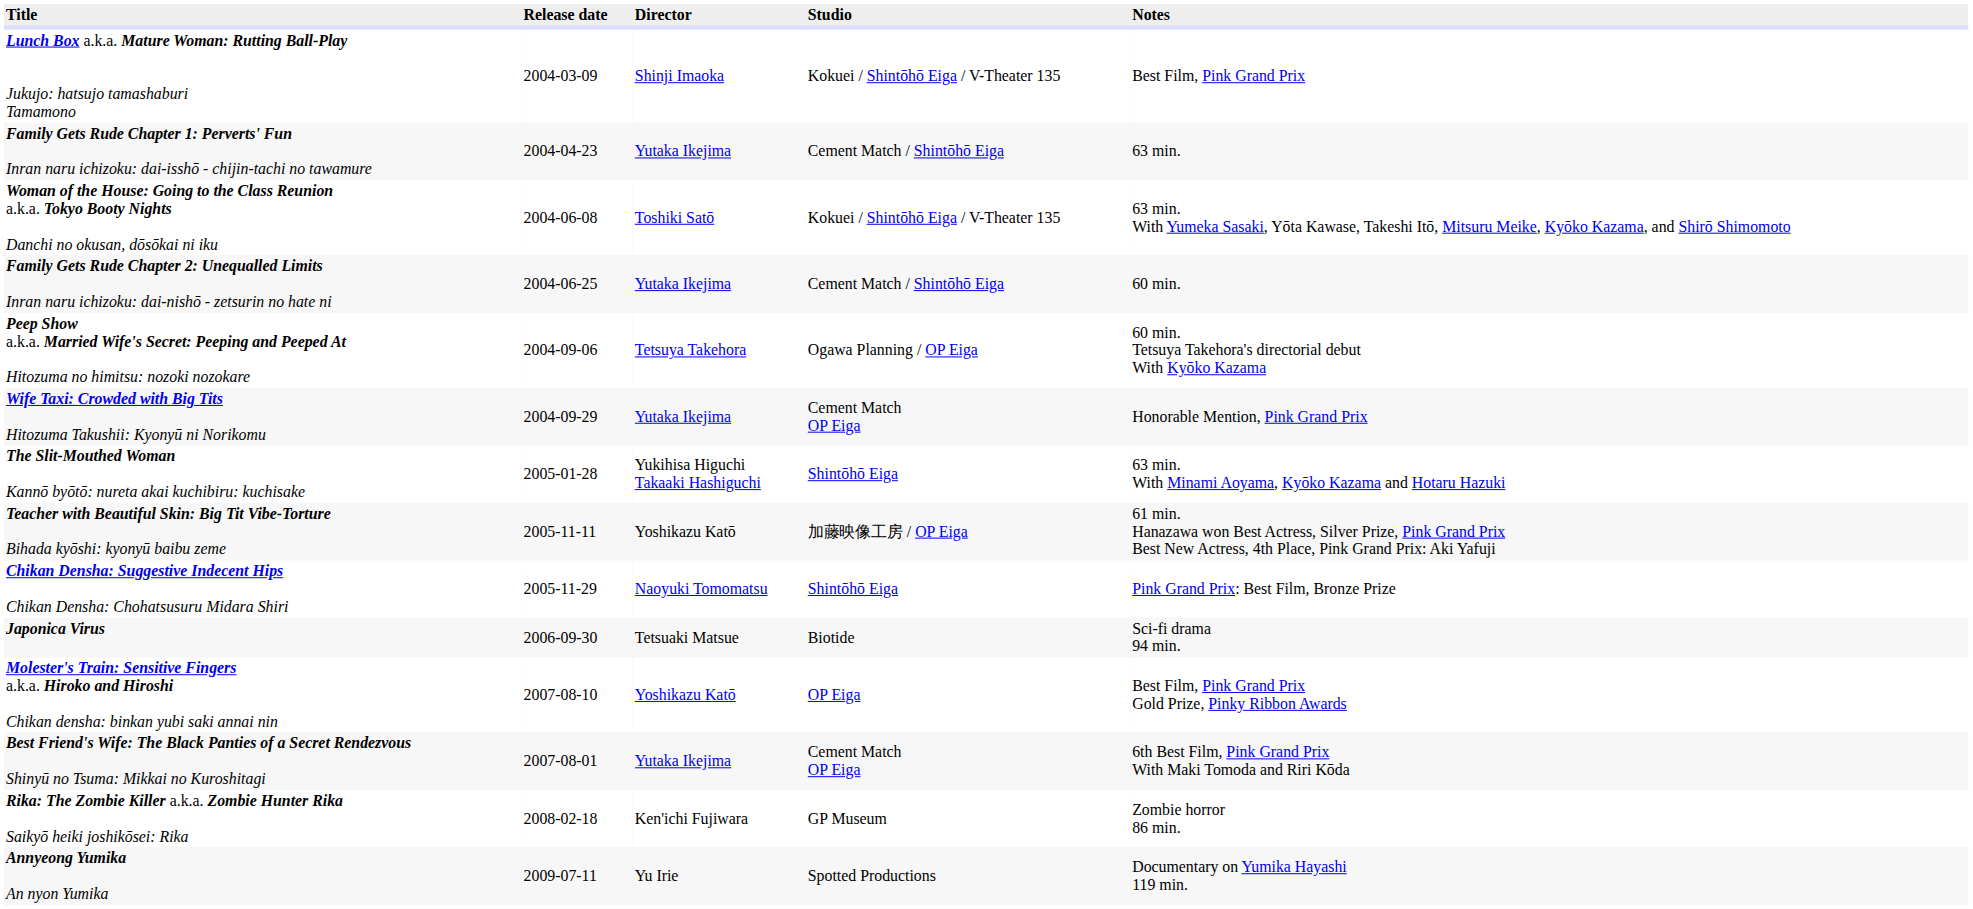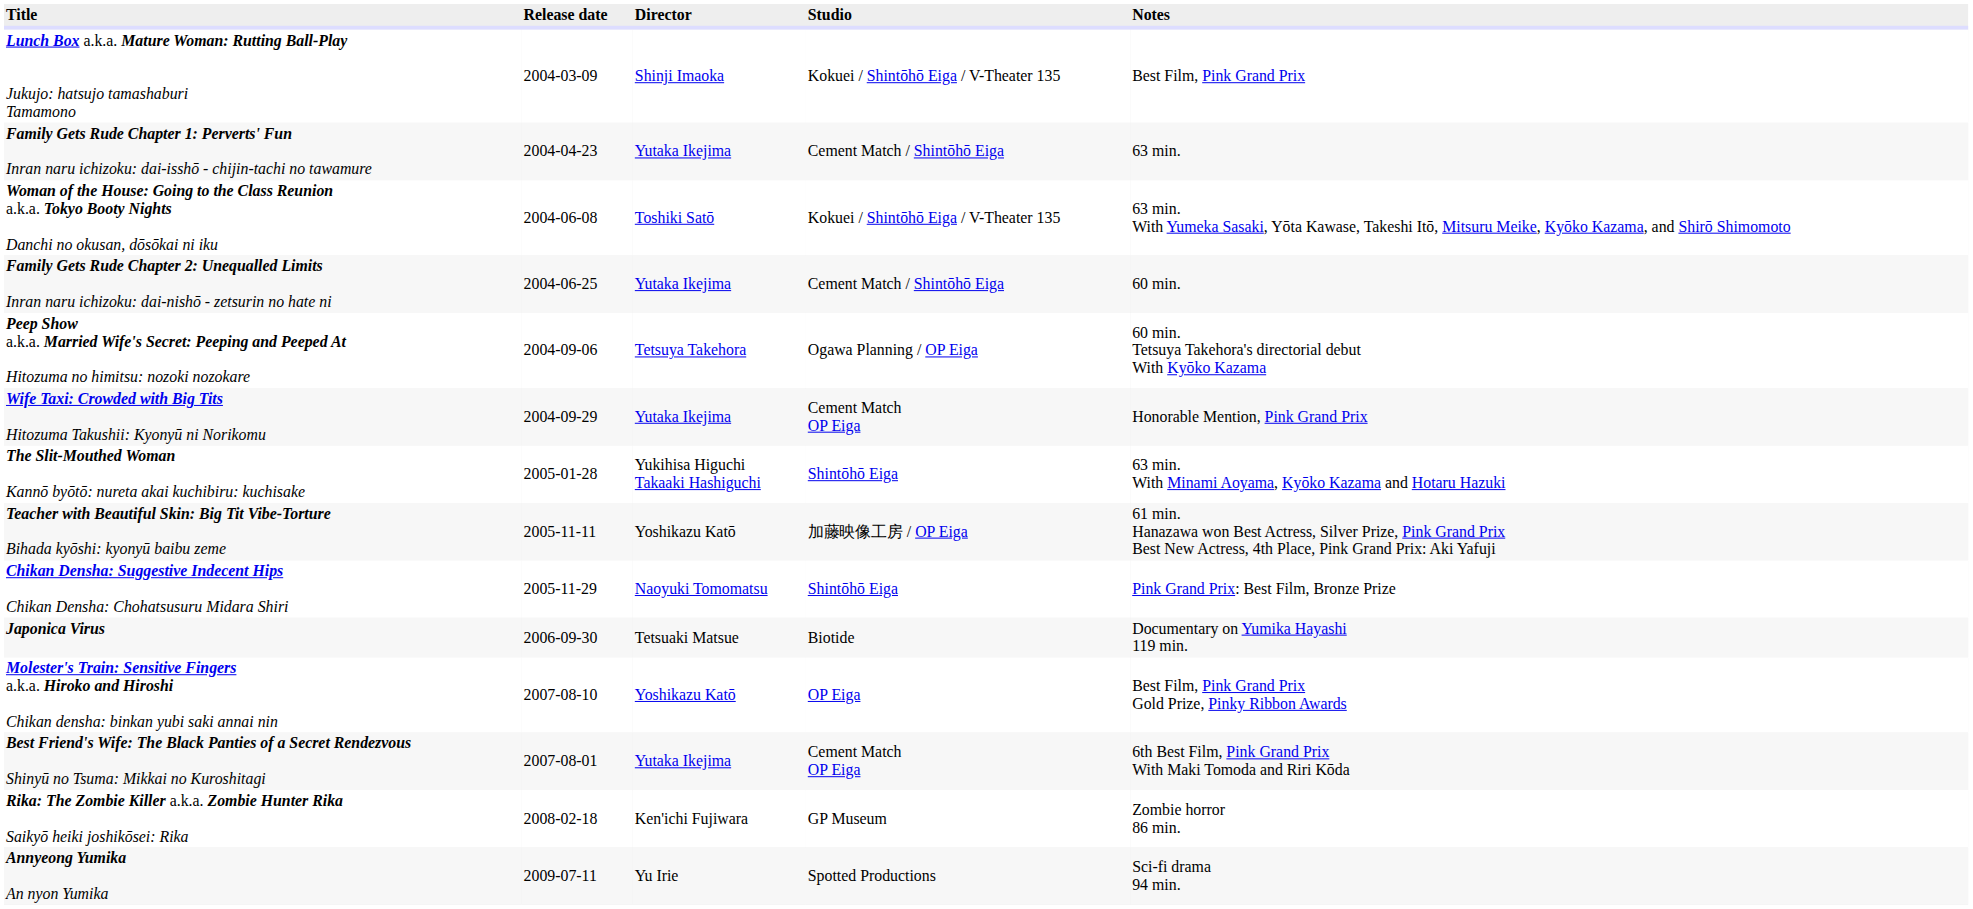(1172, 637) Sci-fi drama 94 min. -> (1239, 637) Documentary on Yumika Hayashi 119 min.
(1239, 876) Documentary on Yumika Hayashi 119 min. -> (1172, 876) Sci-fi drama 94 min.
